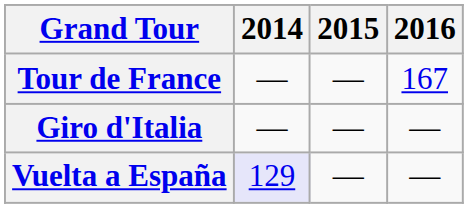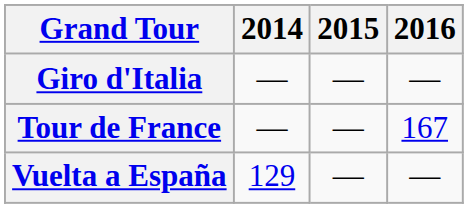rows swapped: (119, 127) <-> (119, 78)
(272, 176) lavender background -> (272, 176) no background
